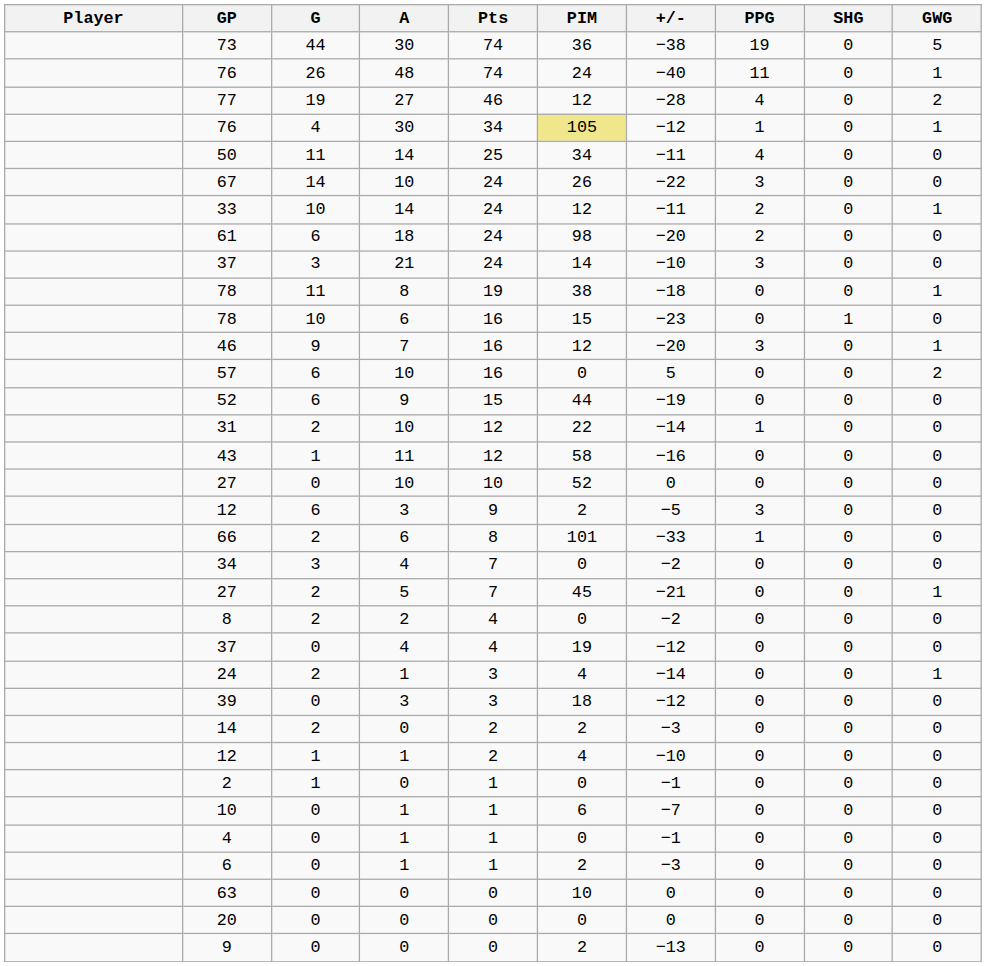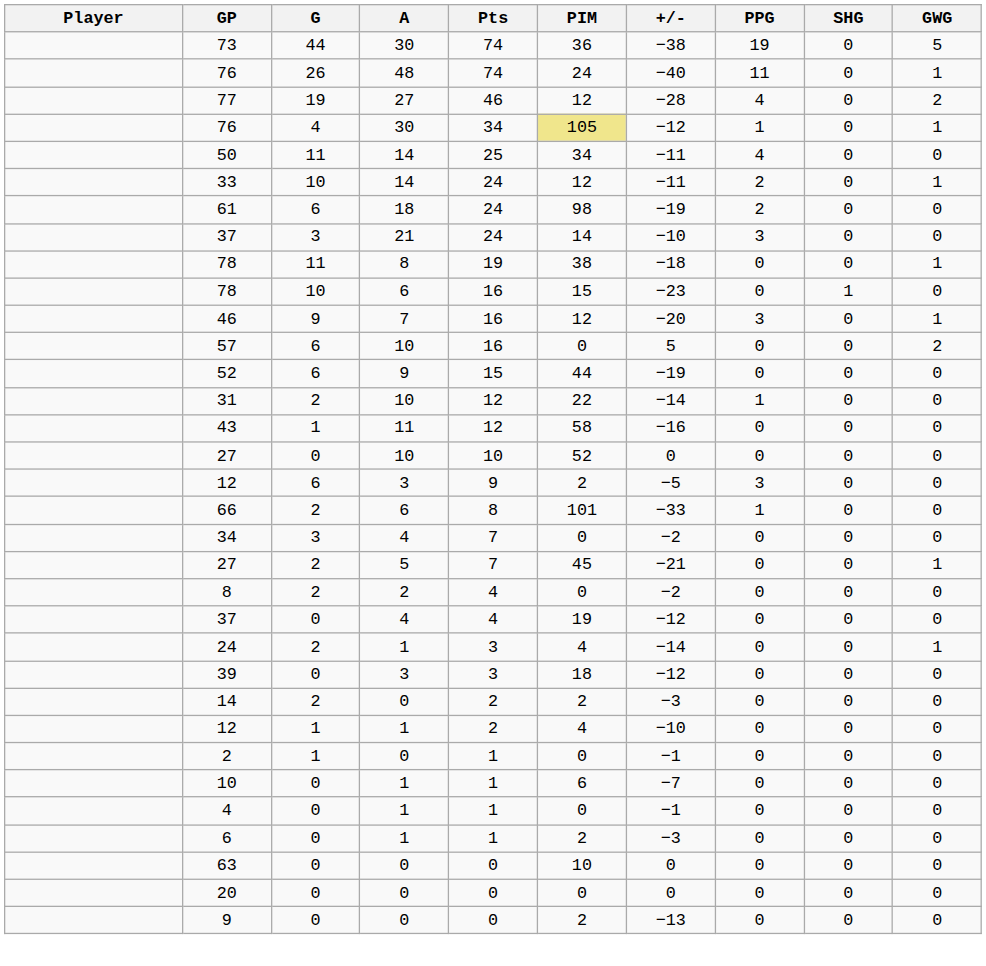- row: (227, 182)
(671, 237) −20 -> (671, 210) −19
